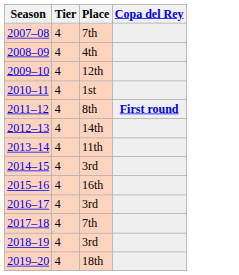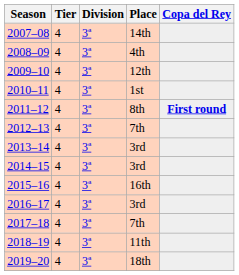+ column: (103, 14)
(90, 33) 7th -> (140, 33) 14th
(93, 128) 14th -> (137, 128) 7th
(92, 147) 11th -> (138, 147) 3rd
(90, 242) 3rd -> (140, 242) 11th
